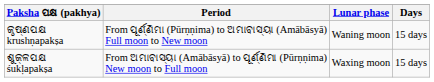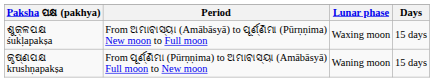rows swapped: (30, 63) <-> (35, 35)
